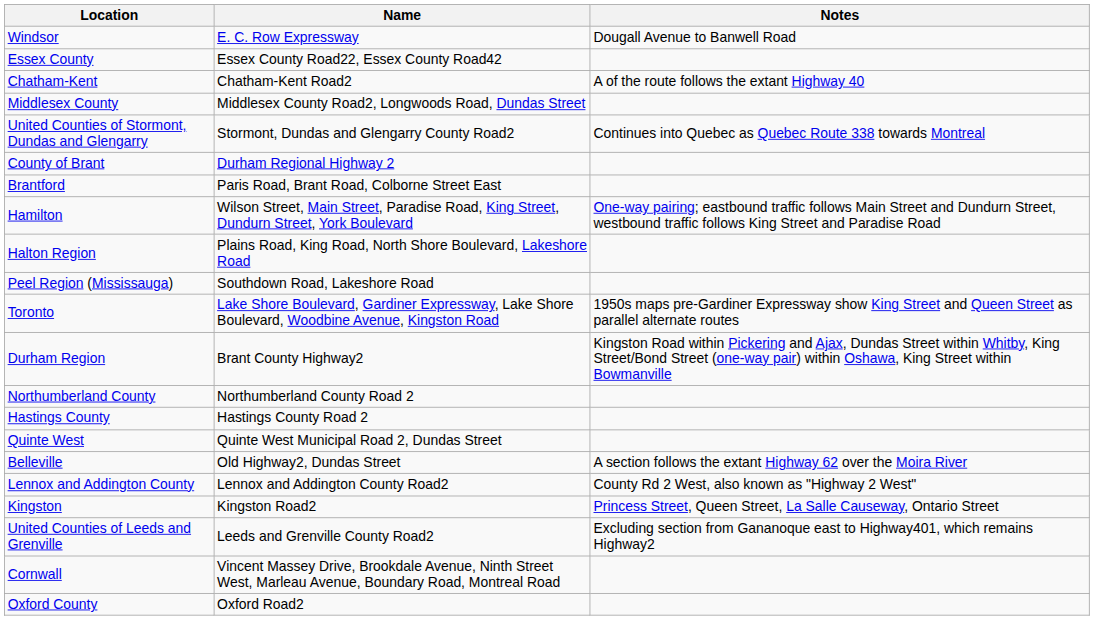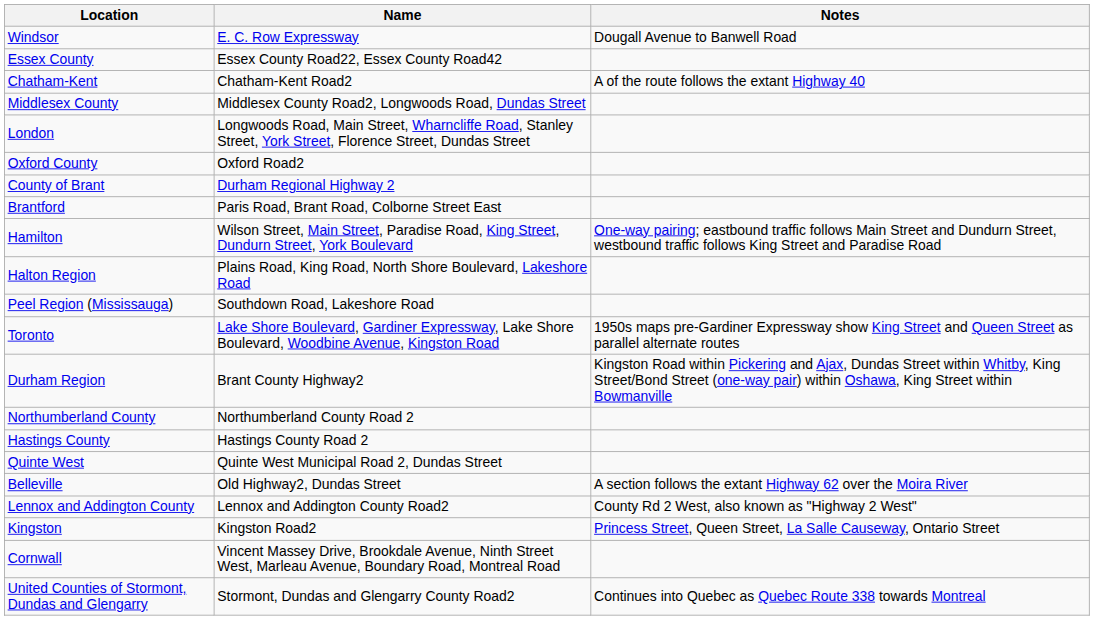+ row: (31, 133)
rows swapped: (53, 604) <-> (97, 133)
- row: (99, 536)
